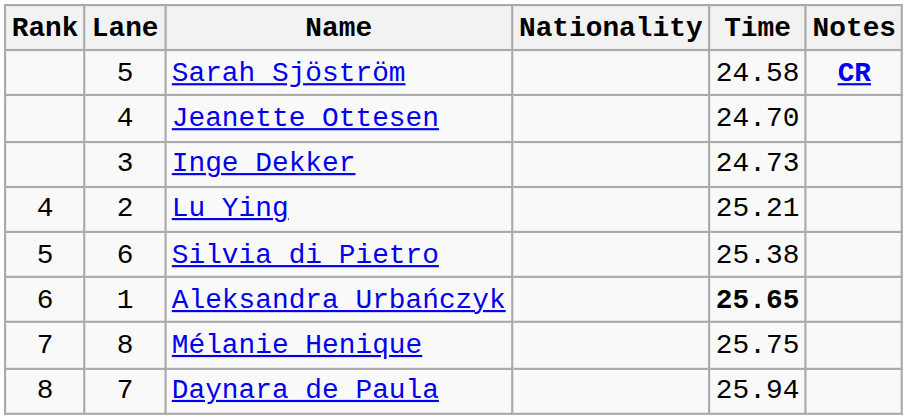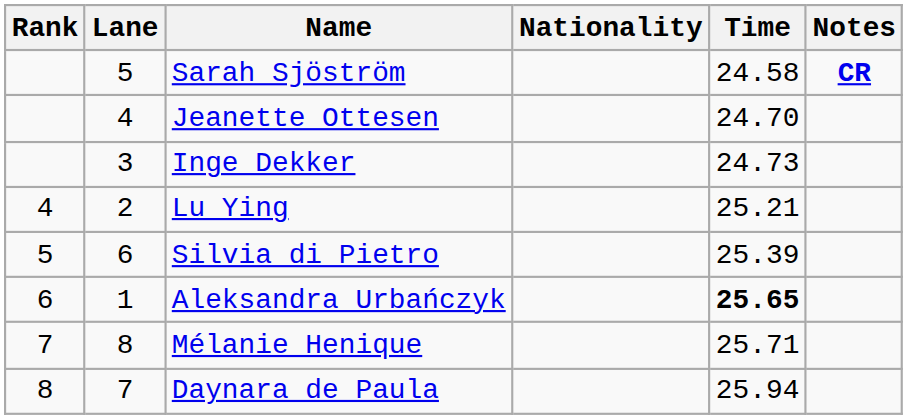(758, 254) 25.38 -> (758, 254) 25.39
(758, 345) 25.75 -> (758, 345) 25.71
